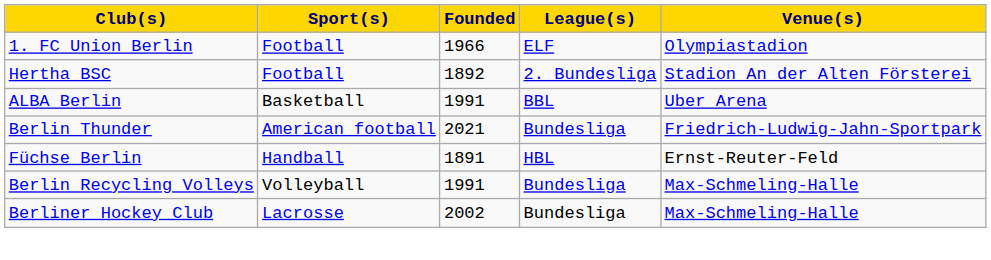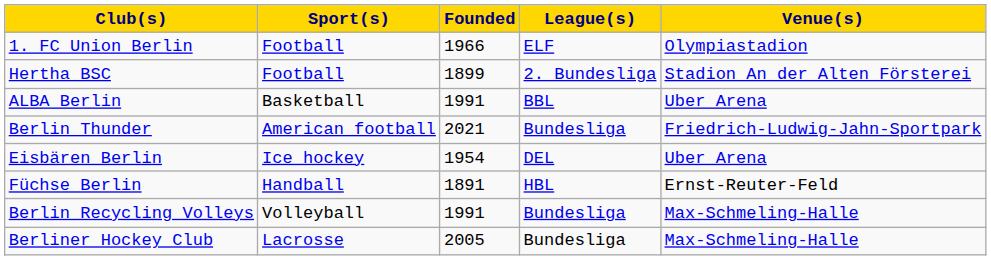(464, 74) 1892 -> (464, 74) 1899
+ row: (85, 157)
(464, 213) 2002 -> (464, 241) 2005
